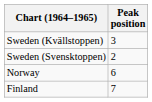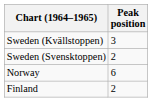(113, 89) 7 -> (113, 89) 2
